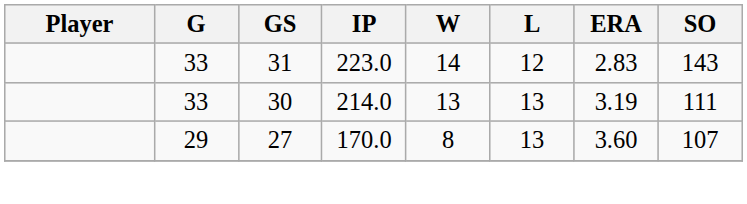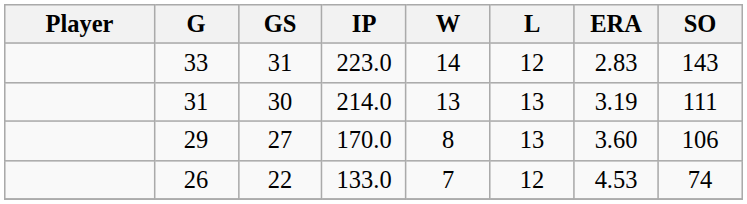(196, 101) 33 -> (196, 101) 31
(700, 140) 107 -> (700, 140) 106
+ row: (364, 179)
